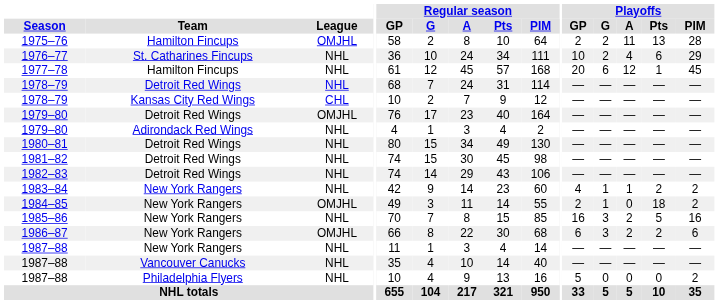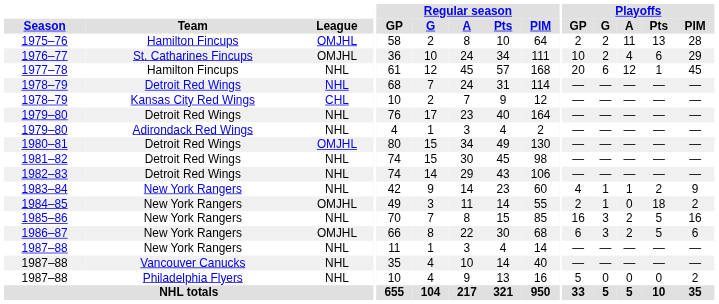(337, 55) NHL -> (337, 55) OMJHL
(337, 115) OMJHL -> (337, 115) NHL
(337, 144) NHL -> (337, 144) OMJHL
(695, 189) 2 -> (695, 189) 9
(659, 233) 2 -> (659, 233) 5
